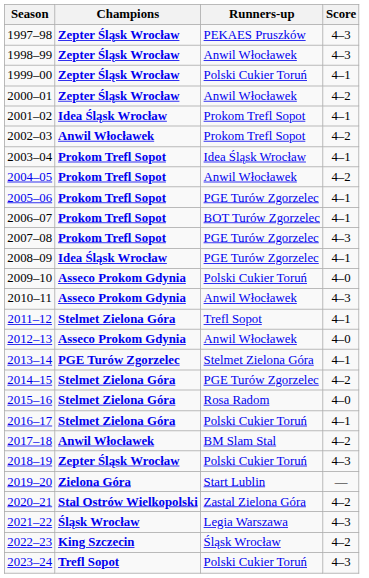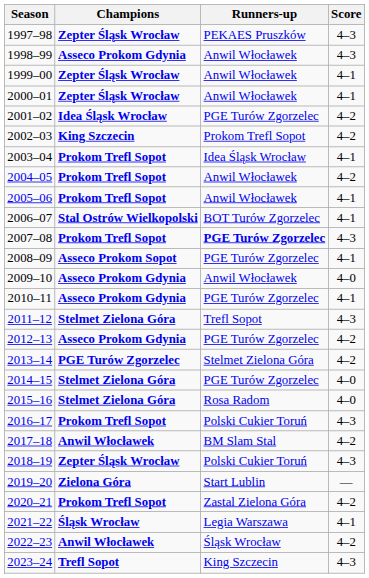(119, 55) Zepter Śląsk Wrocław -> (122, 55) Asseco Prokom Gdynia
(255, 75) Polski Cukier Toruń -> (250, 75) Anwil Włocławek
(341, 95) 4–2 -> (346, 95) 4–1
(254, 116) Prokom Trefl Sopot -> (261, 116) PGE Turów Zgorzelec
(341, 116) 4–1 -> (346, 116) 4–2
(106, 136) Anwil Włocławek -> (96, 136) King Szczecin
(261, 197) PGE Turów Zgorzelec -> (250, 197) Anwil Włocławek
(112, 217) Prokom Trefl Sopot -> (128, 217) Stal Ostrów Wielkopolski
(261, 237) normal -> (264, 237) bold
(112, 258) Idea Śląsk Wrocław -> (117, 258) Asseco Prokom Sopot
(255, 278) Polski Cukier Toruń -> (250, 278) Anwil Włocławek
(250, 298) Anwil Włocławek -> (261, 298) PGE Turów Zgorzelec
(341, 298) 4–3 -> (346, 298) 4–1
(341, 319) 4–1 -> (346, 319) 4–3
(250, 339) Anwil Włocławek -> (261, 339) PGE Turów Zgorzelec
(341, 339) 4–0 -> (346, 339) 4–2
(341, 359) 4–1 -> (346, 359) 4–2
(341, 380) 4–2 -> (346, 380) 4–0
(117, 420) Stelmet Zielona Góra -> (112, 420) Prokom Trefl Sopot
(341, 420) 4–1 -> (346, 420) 4–3
(128, 501) Stal Ostrów Wielkopolski -> (112, 501) Prokom Trefl Sopot
(341, 522) 4–3 -> (346, 522) 4–1
(96, 542) King Szczecin -> (106, 542) Anwil Włocławek
(255, 562) Polski Cukier Toruń -> (241, 562) King Szczecin
